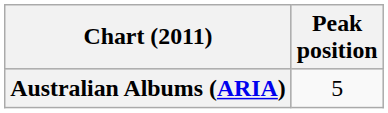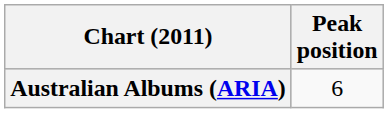(337, 88) 5 -> (337, 88) 6
